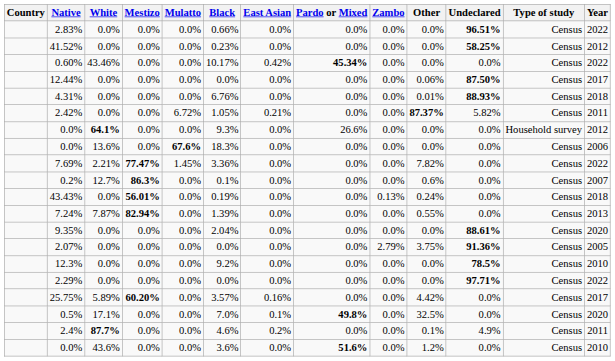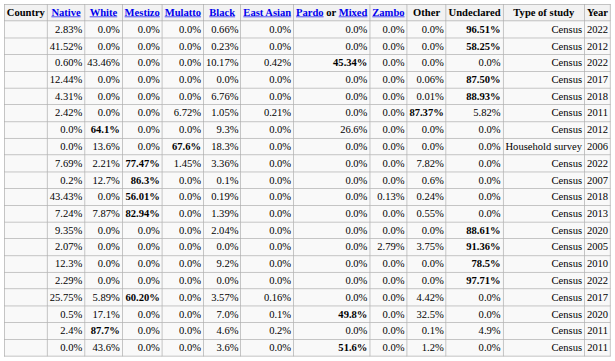(544, 130) Household survey -> (567, 130) Census
(567, 146) Census -> (544, 146) Household survey
(597, 347) 2010 -> (598, 347) 2011
